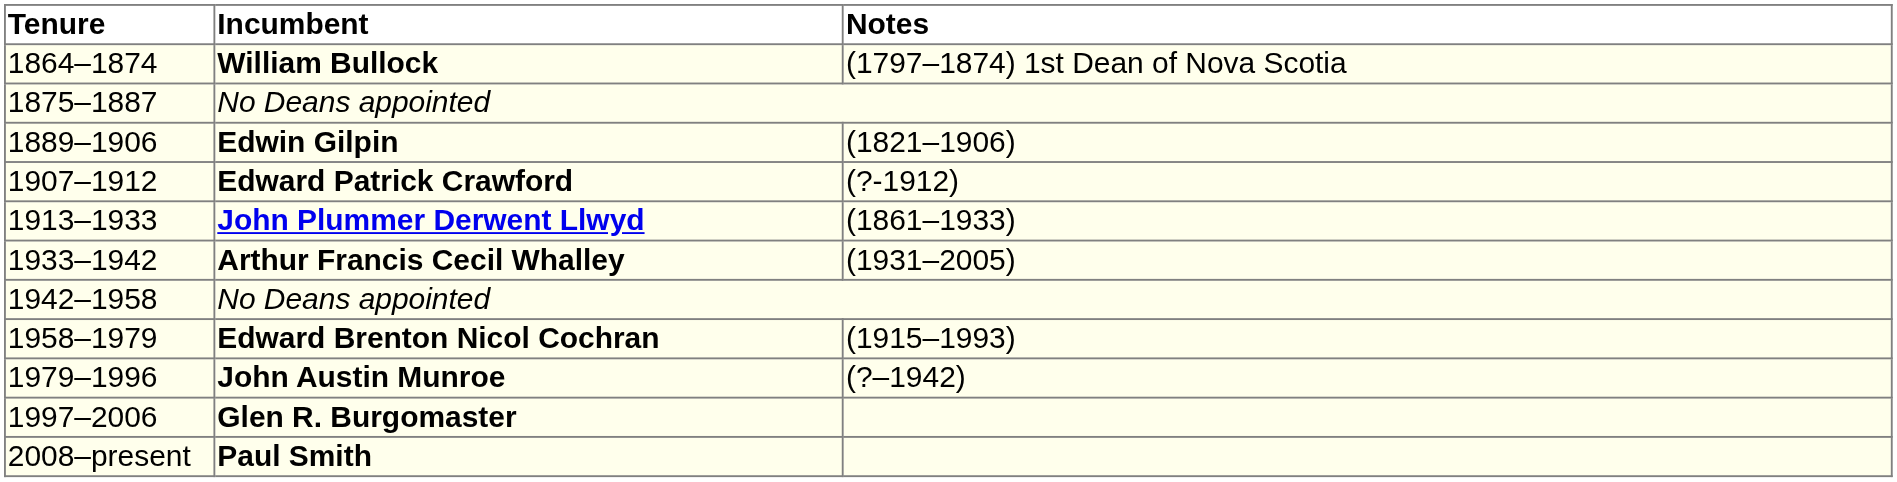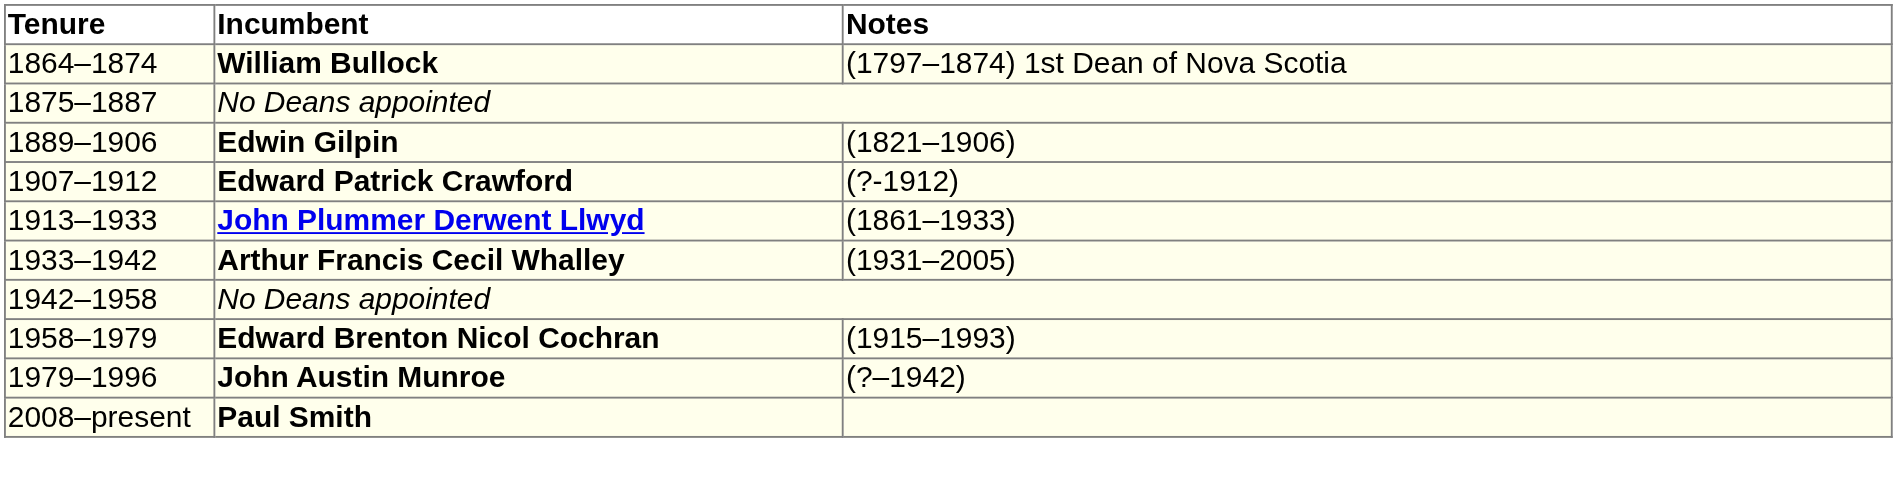- row: (83, 416)
